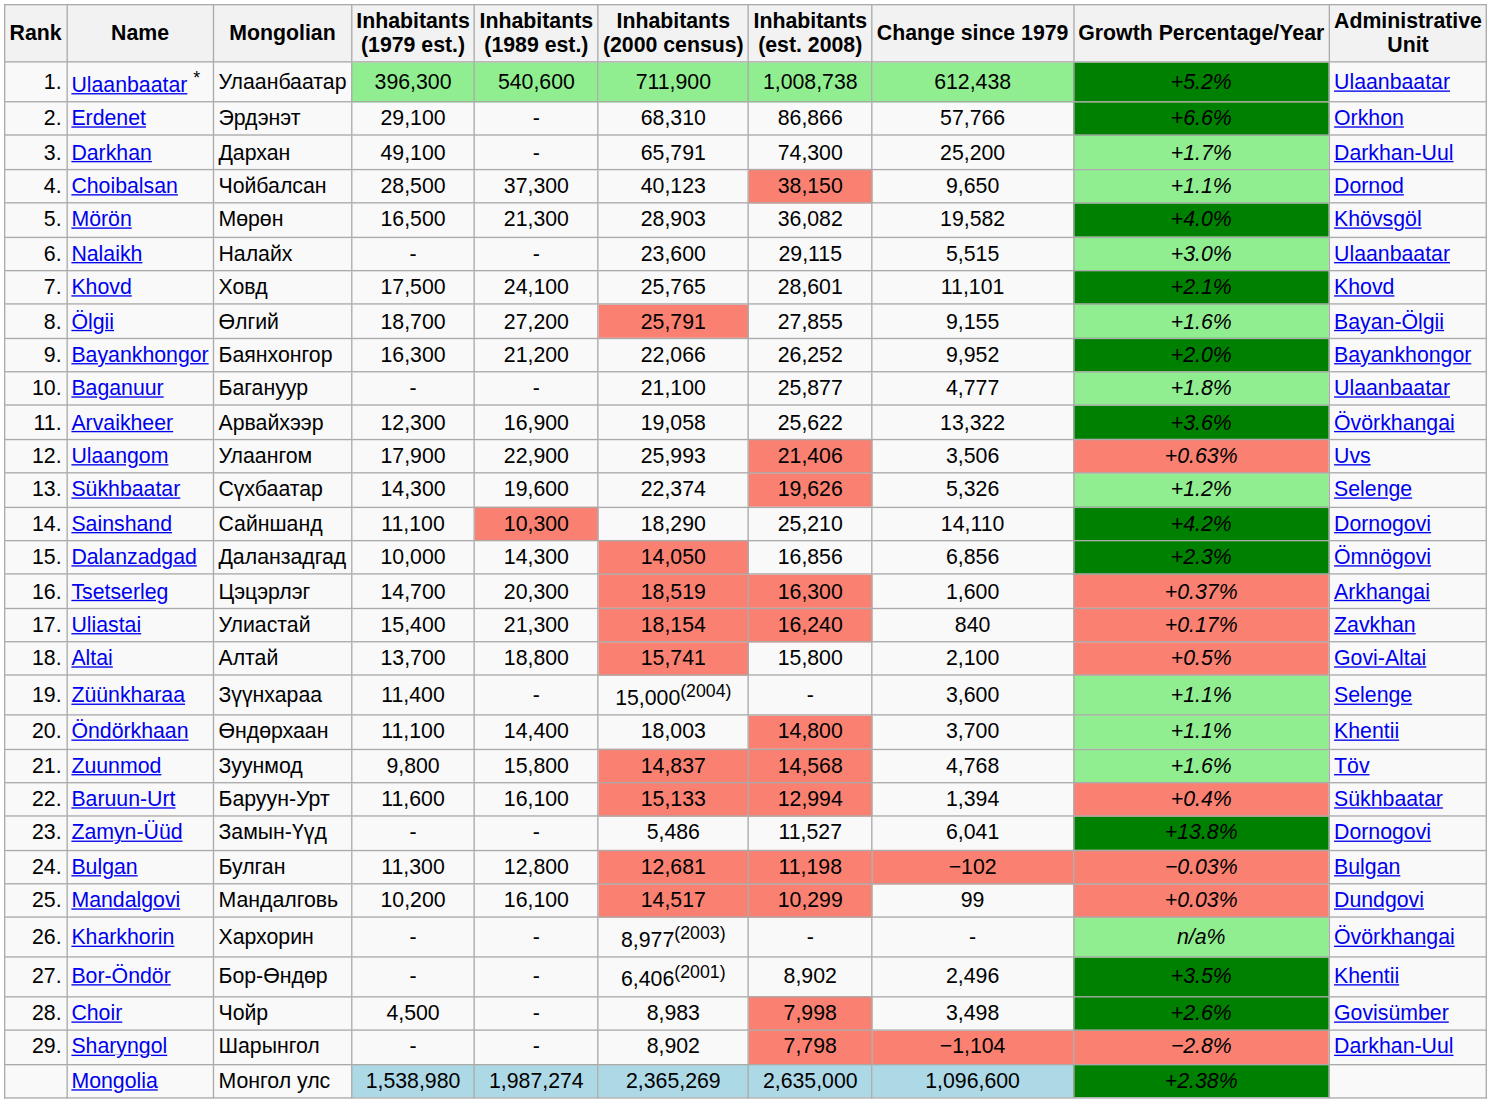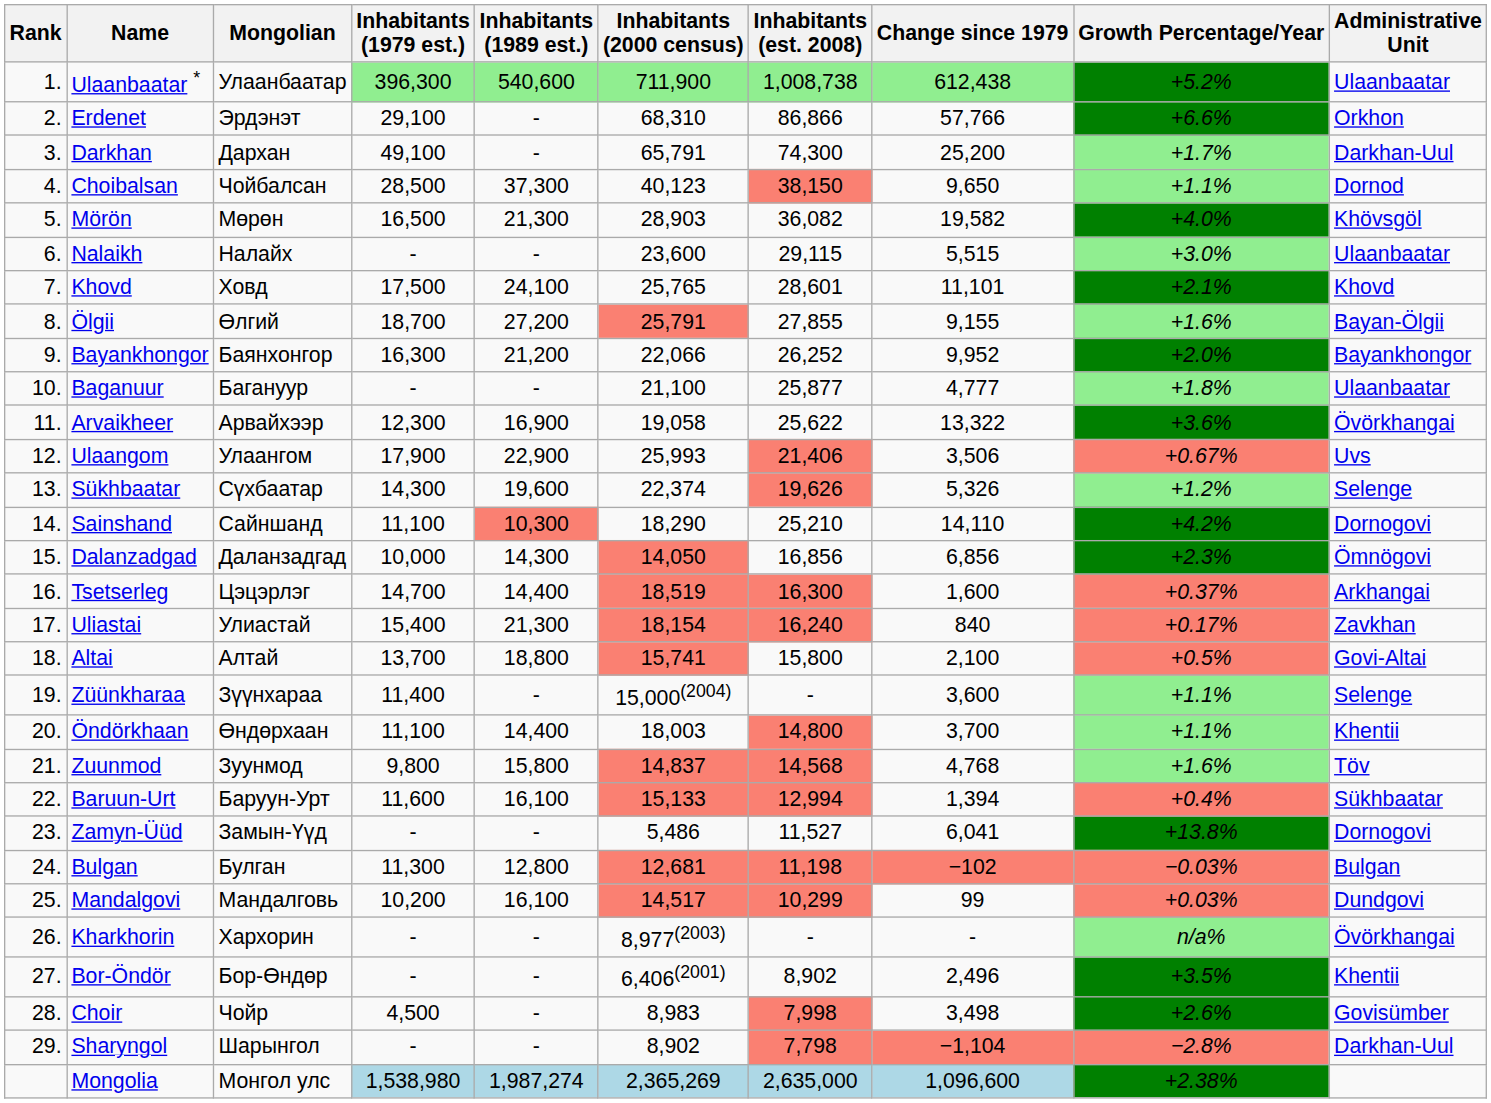(1201, 456) +0.63% -> (1201, 456) +0.67%
(536, 591) 20,300 -> (536, 591) 14,400
